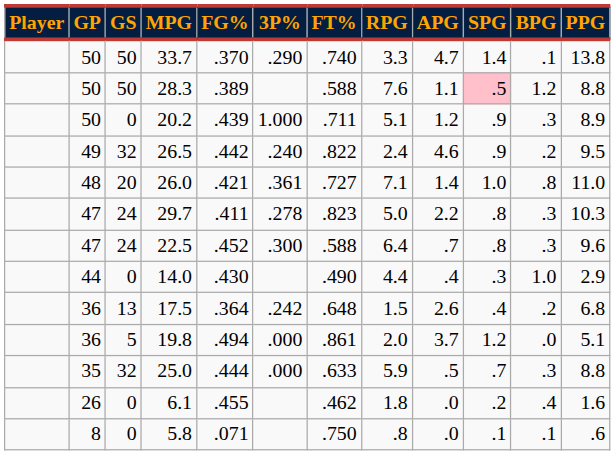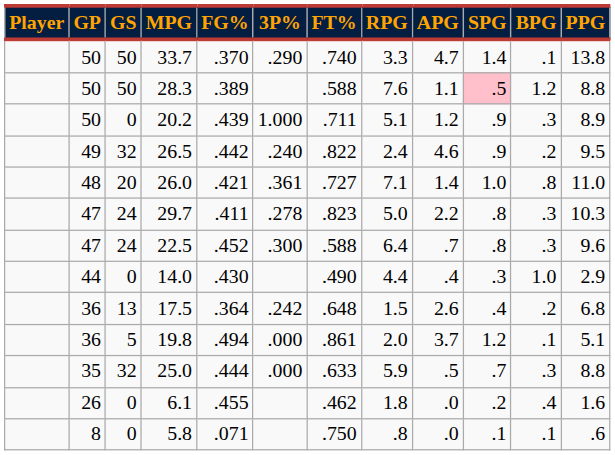(549, 339) .0 -> (549, 339) .1
